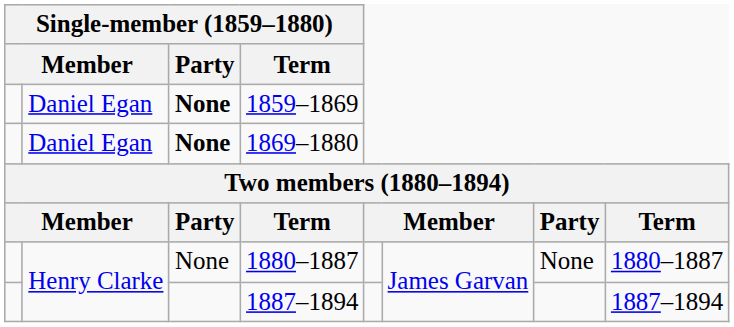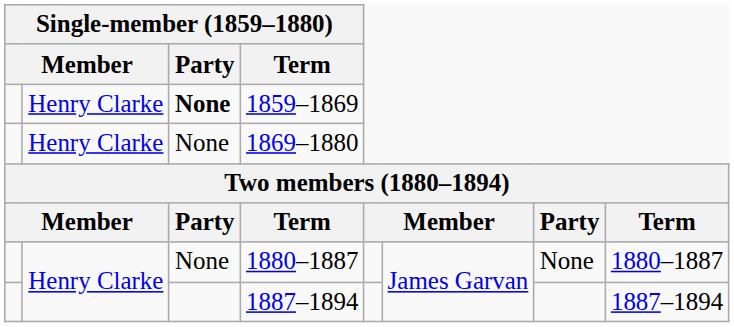(90, 103) Daniel Egan -> (96, 103) Henry Clarke
(90, 143) Daniel Egan -> (96, 143) Henry Clarke
(203, 143) bold -> (202, 143) normal
